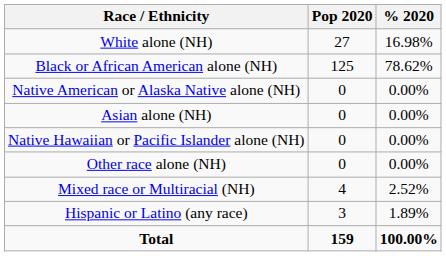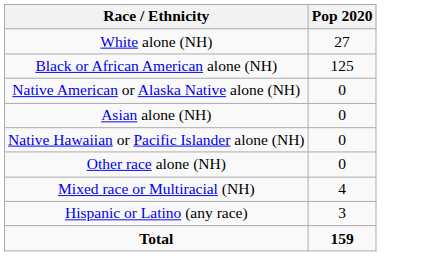- column: (409, 16)
